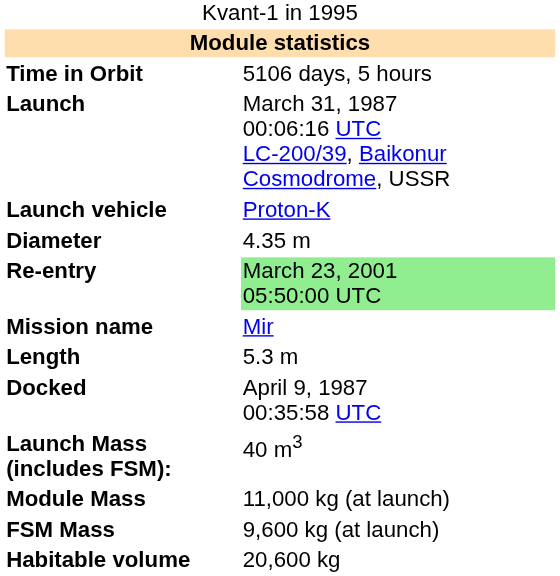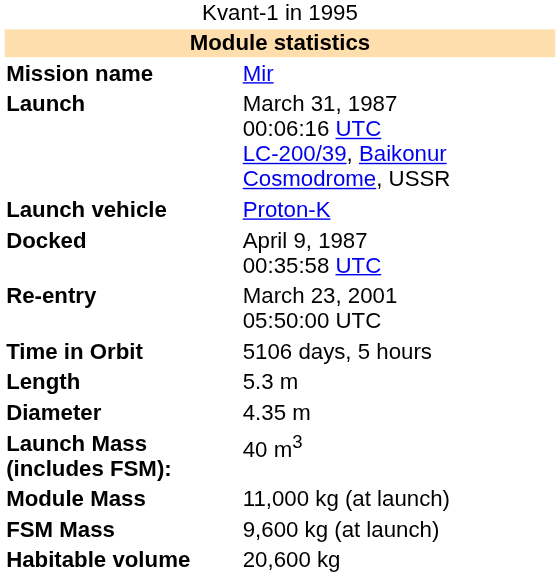rows swapped: (80, 326) <-> (75, 73)
rows swapped: (46, 387) <-> (54, 240)
(320, 283) lightgreen background -> (320, 308) no background
